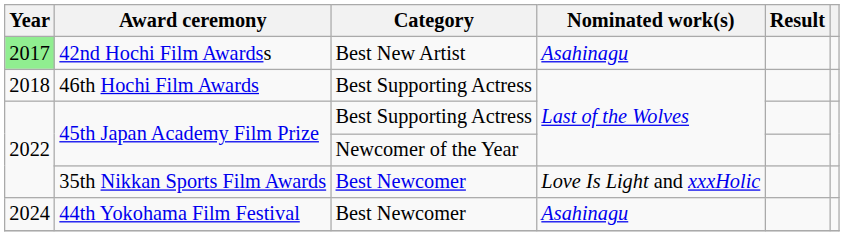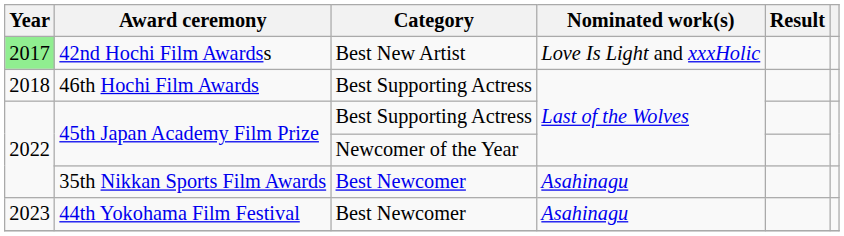(585, 52) Asahinagu -> (651, 52) Love Is Light and xxxHolic
(651, 181) Love Is Light and xxxHolic -> (585, 181) Asahinagu
(30, 213) 2024 -> (30, 213) 2023
